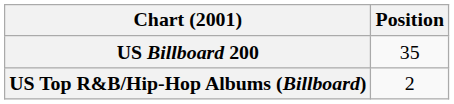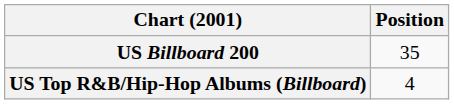(410, 83) 2 -> (410, 83) 4
